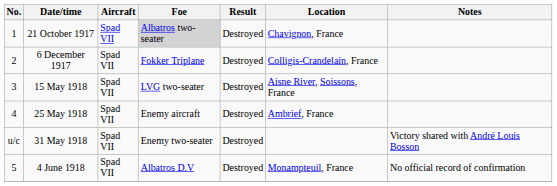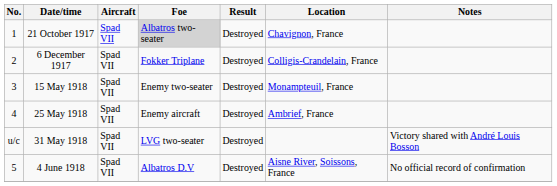(172, 87) LVG two-seater -> (177, 87) Enemy two-seater
(312, 87) Aisne River, Soissons, France -> (310, 87) Monampteuil, France
(177, 141) Enemy two-seater -> (172, 141) LVG two-seater
(310, 168) Monampteuil, France -> (312, 168) Aisne River, Soissons, France
